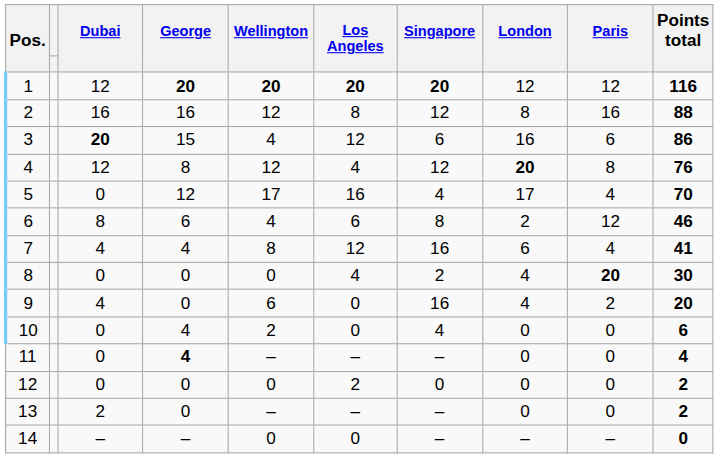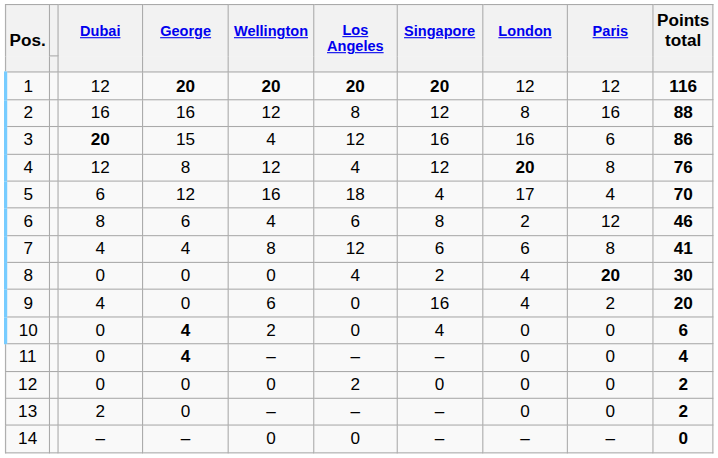(440, 140) 6 -> (440, 140) 16
(100, 194) 0 -> (100, 194) 6
(271, 194) 17 -> (271, 194) 16
(355, 194) 16 -> (355, 194) 18
(440, 248) 16 -> (440, 248) 6
(610, 248) 4 -> (610, 248) 8
(186, 330) normal -> (186, 330) bold
